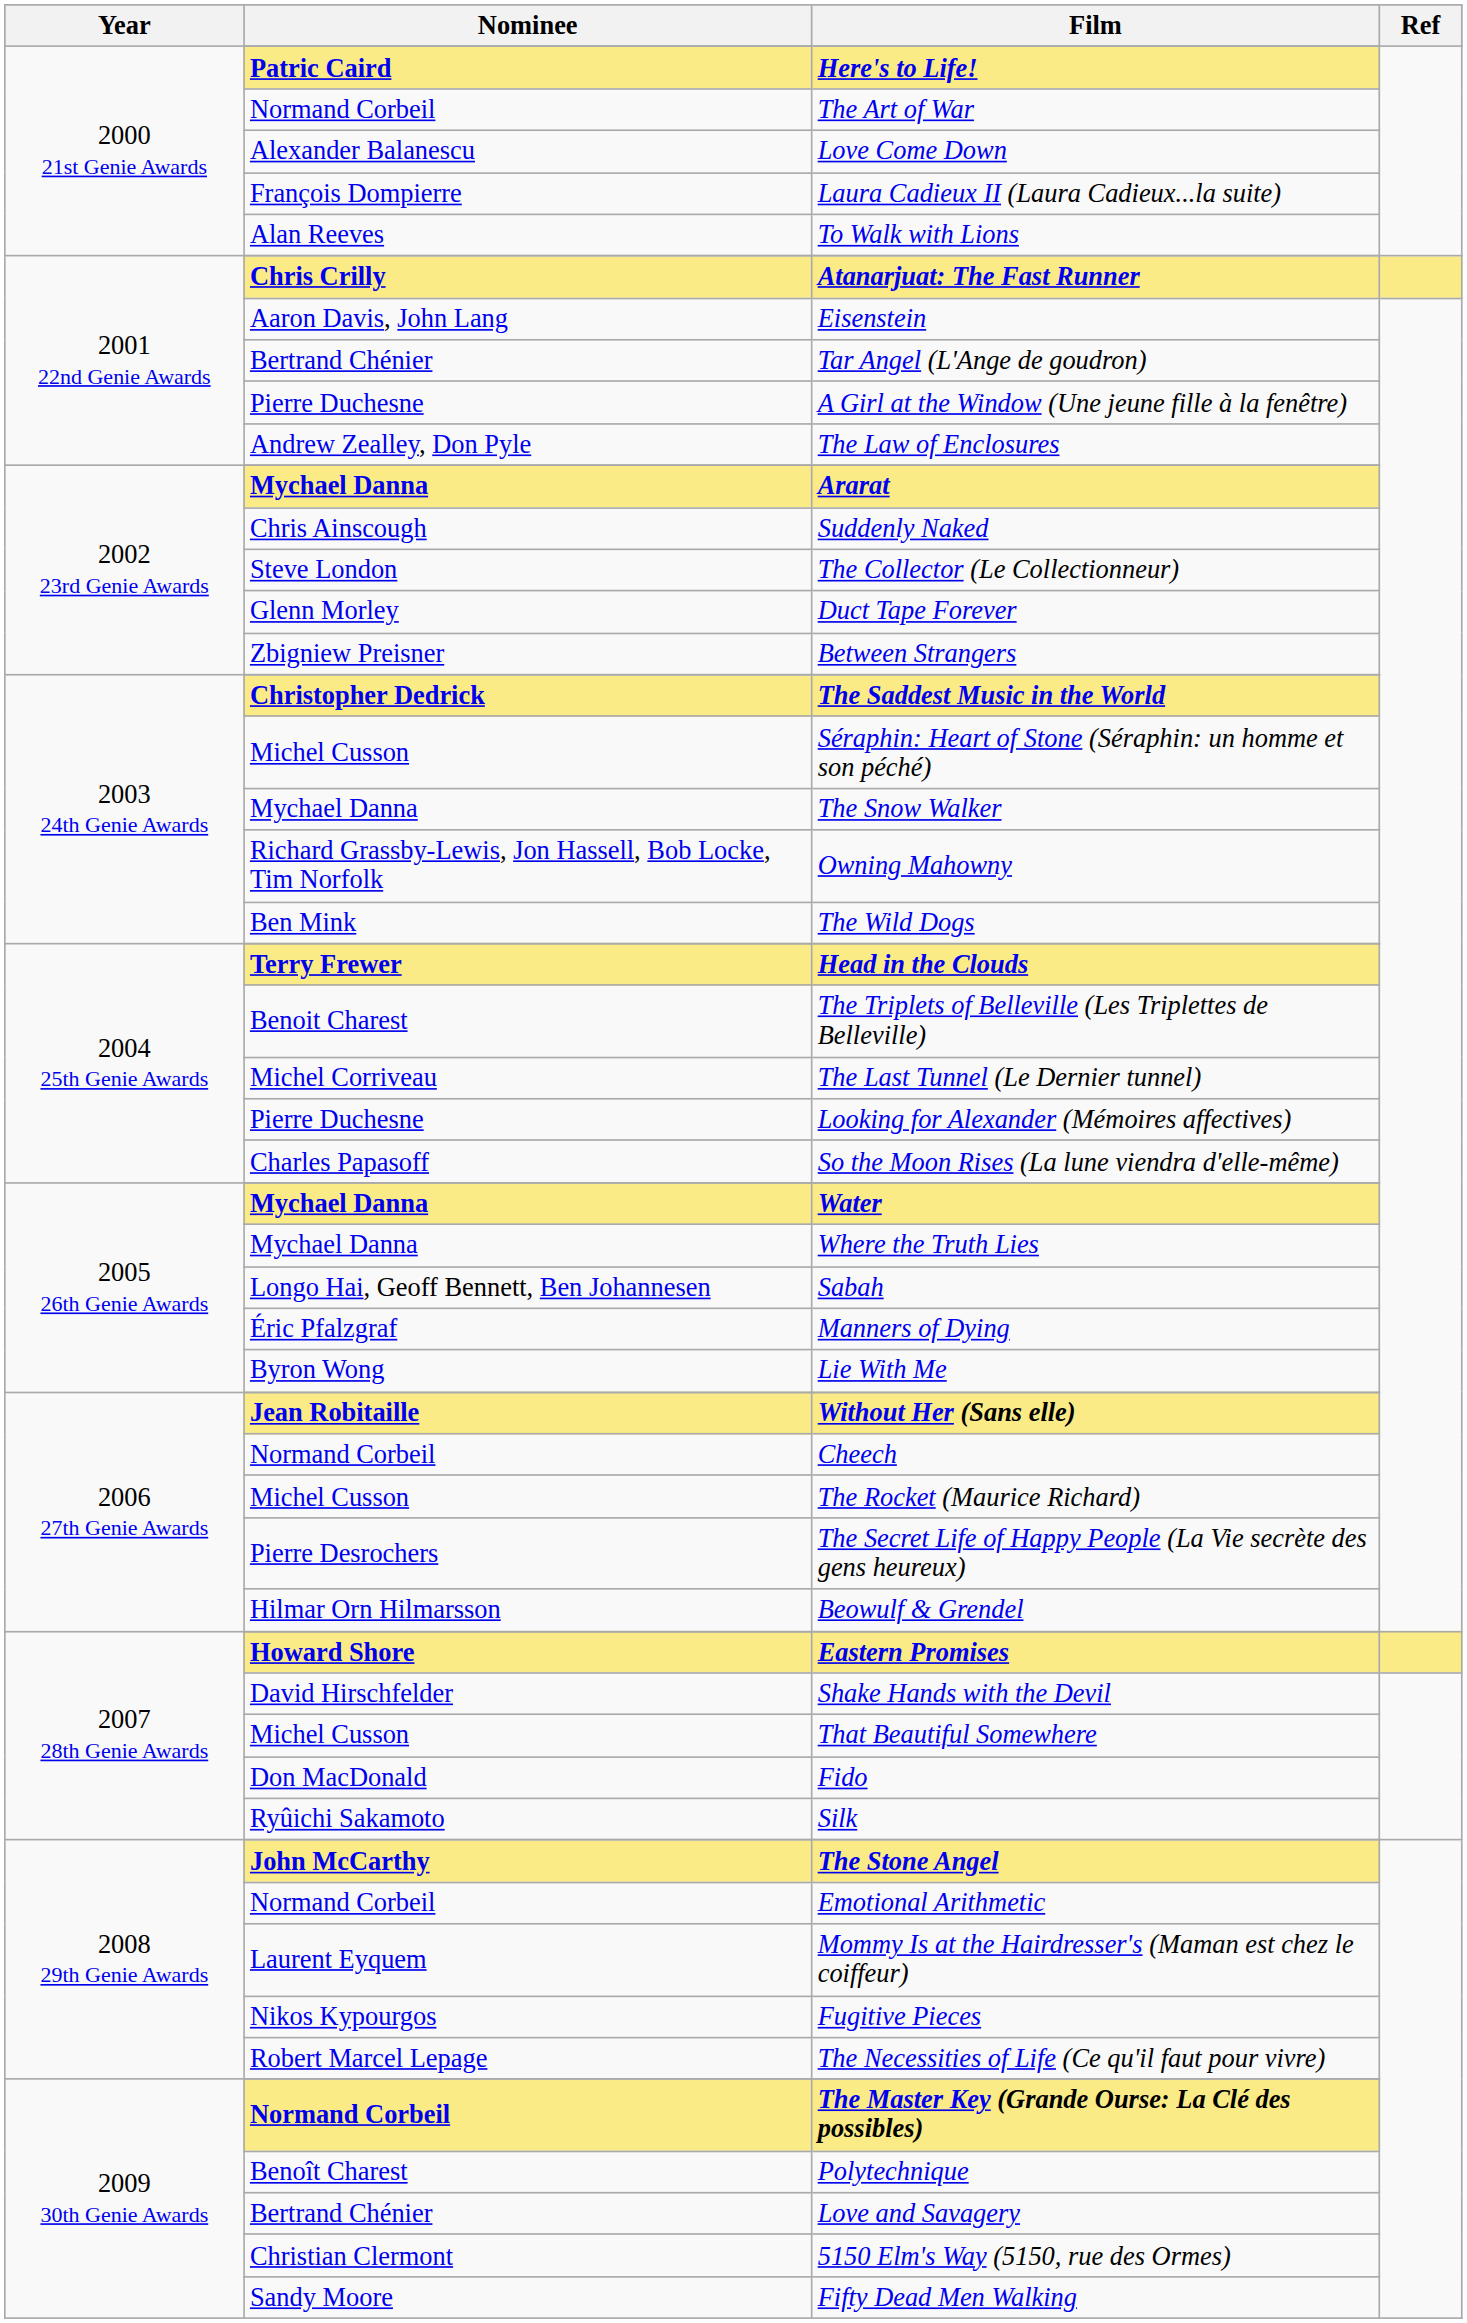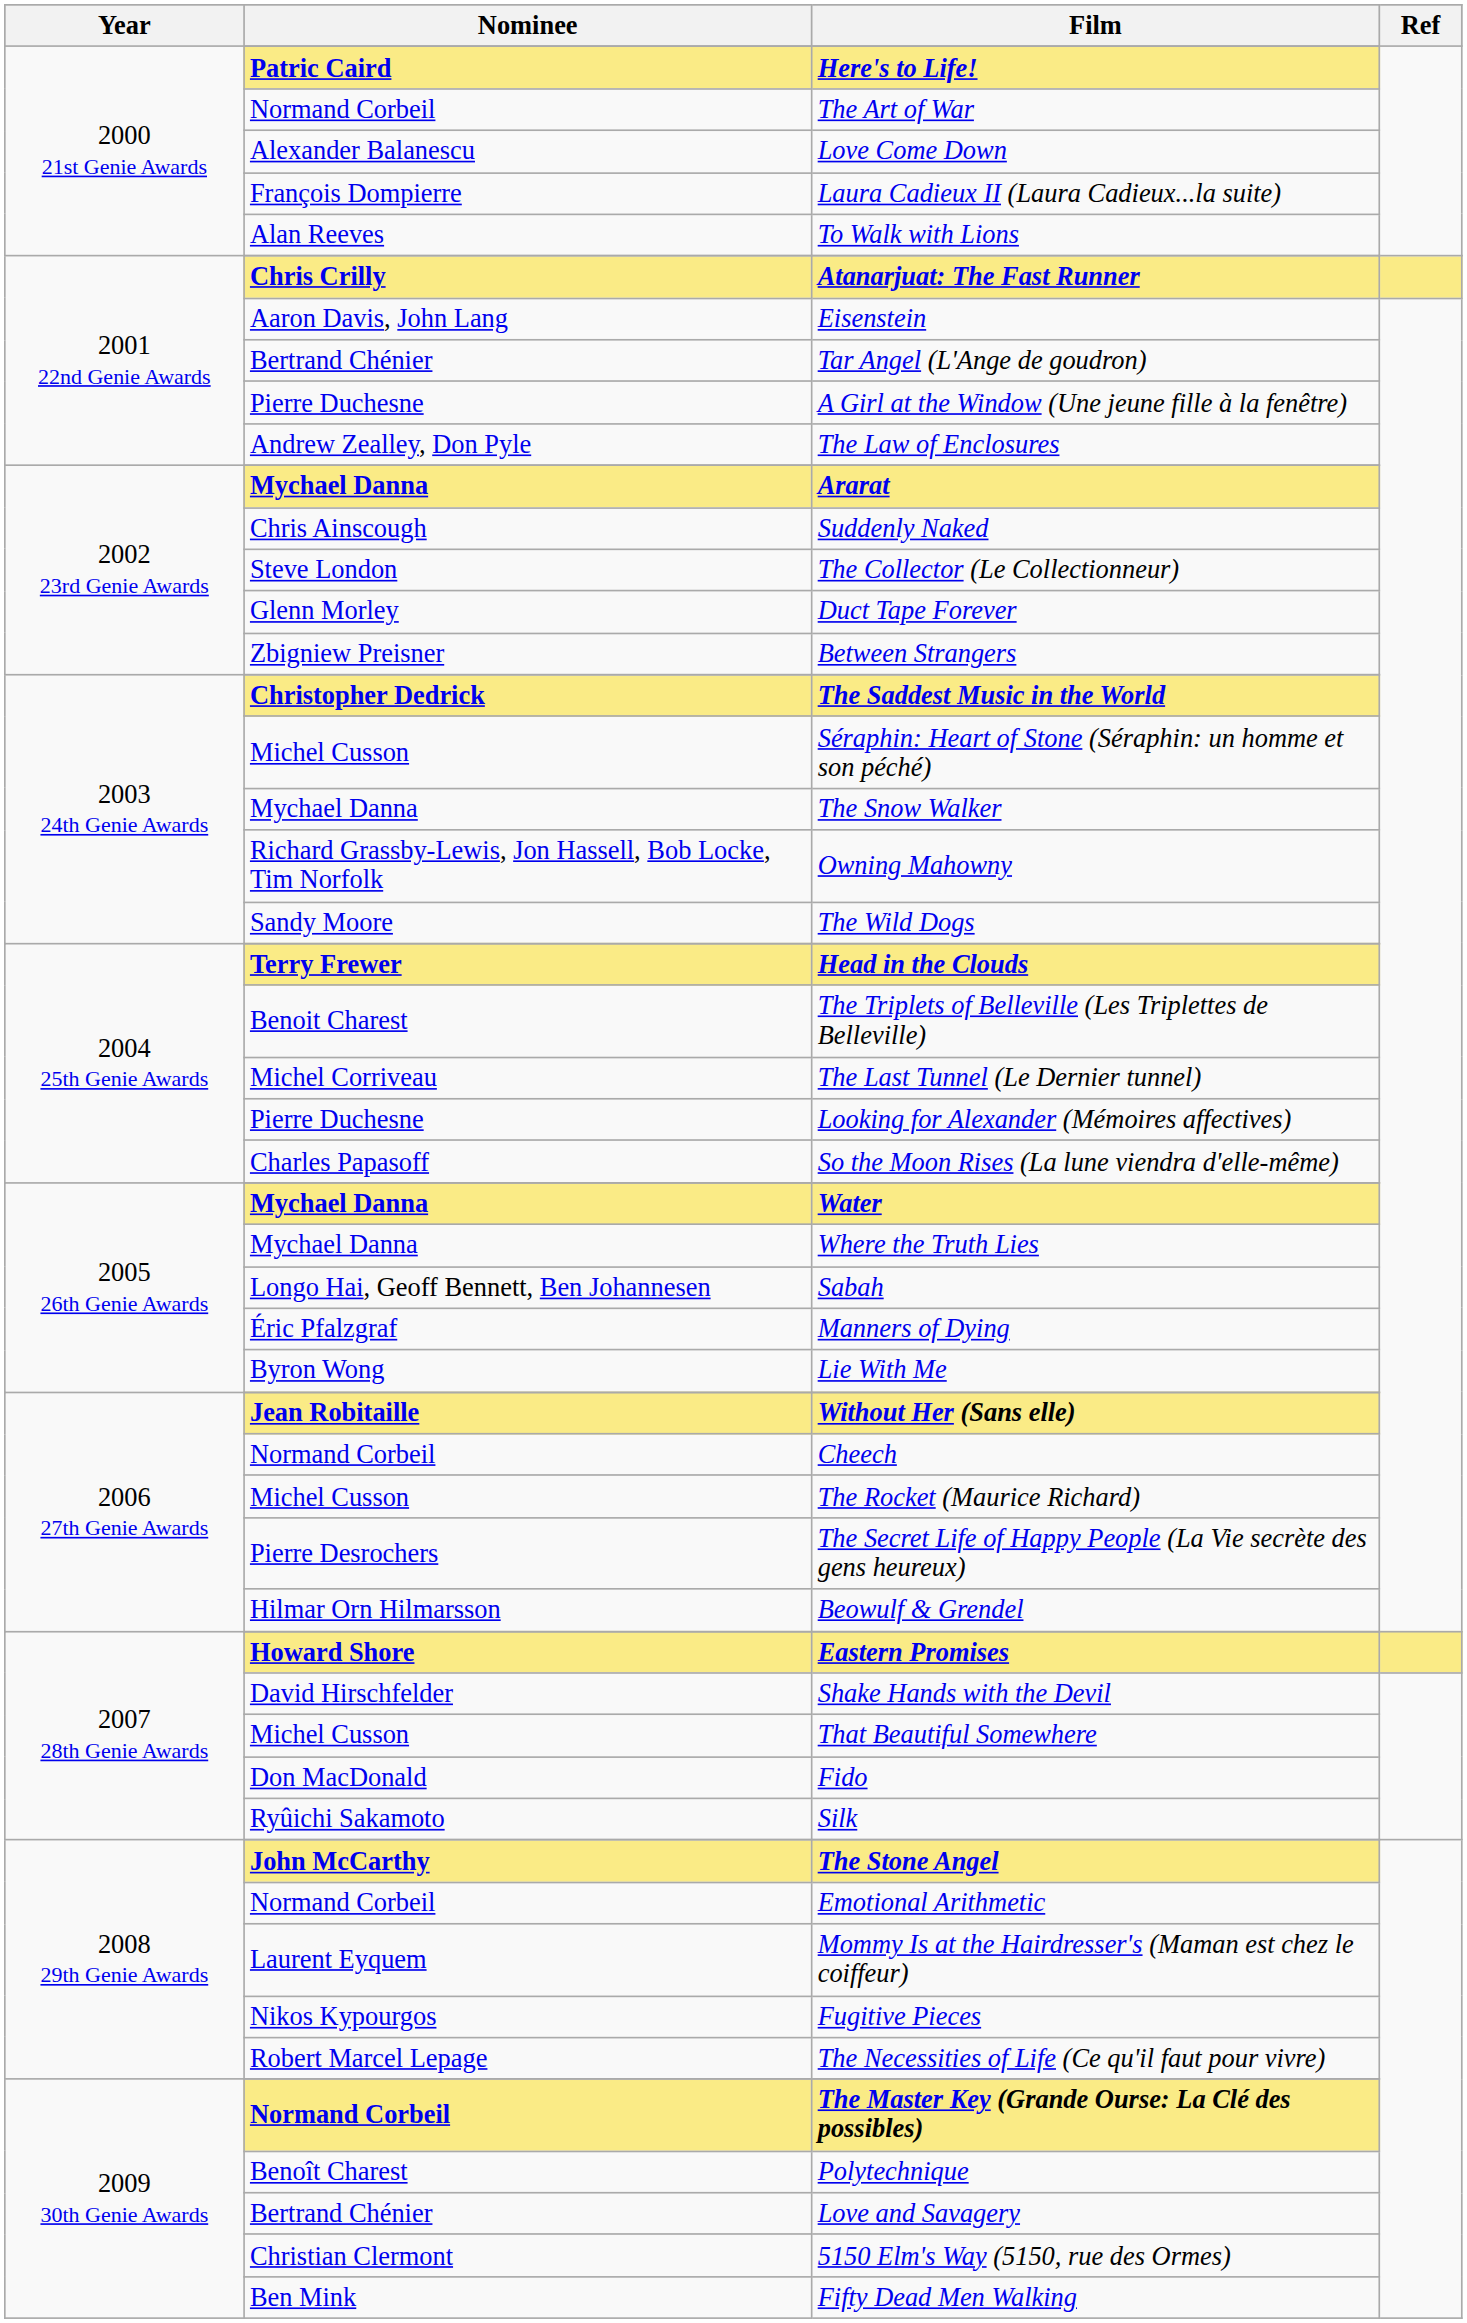(303, 922) Ben Mink -> (321, 922) Sandy Moore
(321, 2297) Sandy Moore -> (303, 2297) Ben Mink
